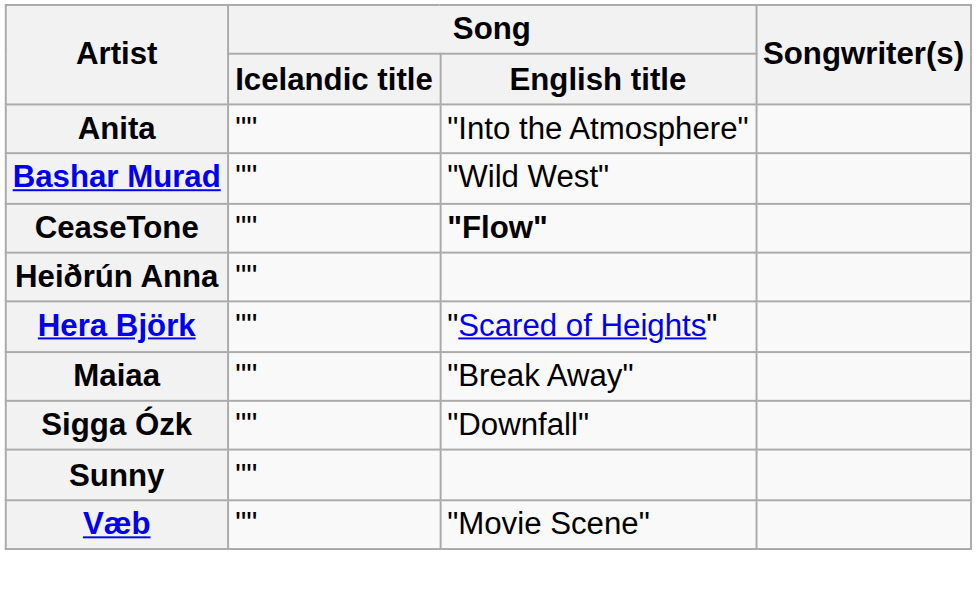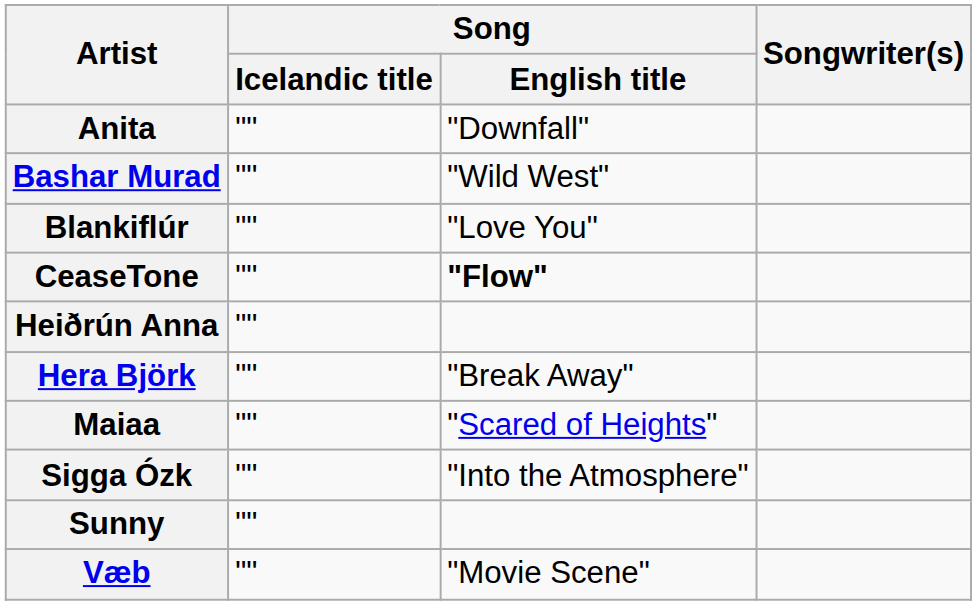(598, 128) "Into the Atmosphere" -> (518, 128) "Downfall"
+ row: (117, 227)
(582, 326) "Scared of Heights" -> (540, 375) "Break Away"
(540, 375) "Break Away" -> (582, 425) "Scared of Heights"
(518, 425) "Downfall" -> (598, 474) "Into the Atmosphere"
